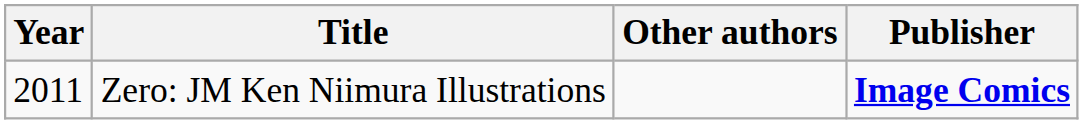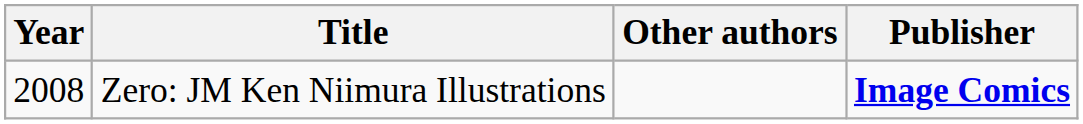(48, 88) 2011 -> (49, 88) 2008
